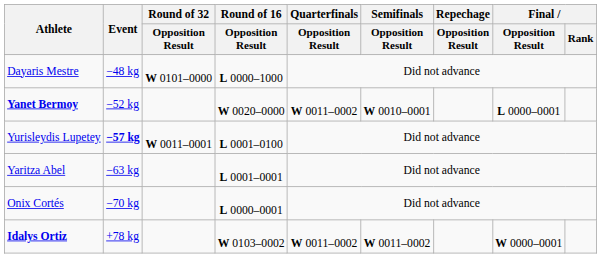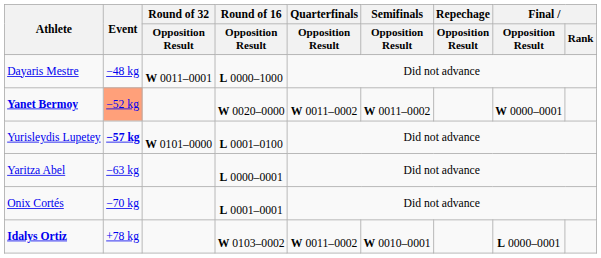(179, 78) W 0101–0000 -> (179, 78) W 0011–0001
(123, 104) no background -> (123, 104) lightsalmon background
(397, 111) W 0010–0001 -> (397, 111) W 0011–0002
(529, 111) L 0000–0001 -> (529, 111) W 0000–0001
(179, 144) W 0011–0001 -> (179, 144) W 0101–0000
(251, 177) L 0001–0001 -> (251, 177) L 0000–0001
(251, 210) L 0000–0001 -> (251, 210) L 0001–0001
(397, 243) W 0011–0002 -> (397, 243) W 0010–0001
(529, 243) W 0000–0001 -> (529, 243) L 0000–0001
